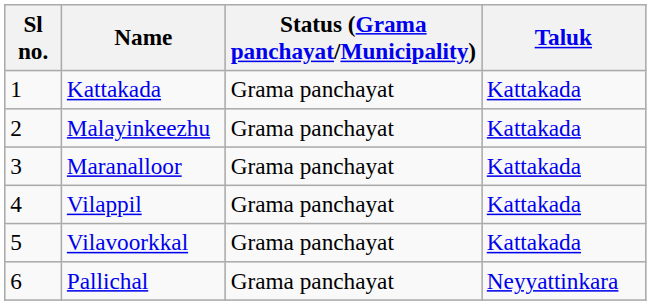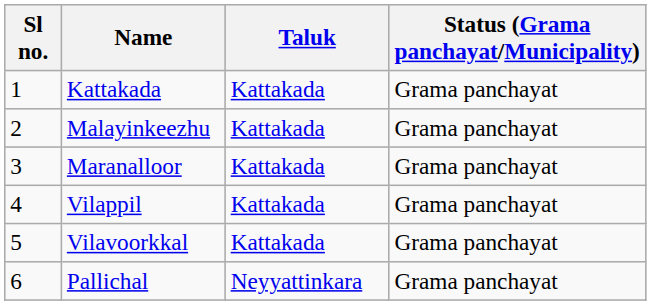columns swapped: (353, 37) <-> (563, 37)
